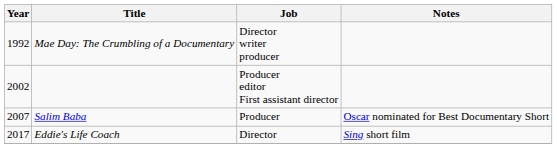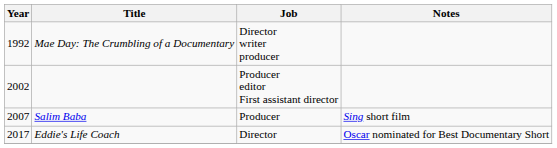(446, 117) Oscar nominated for Best Documentary Short -> (377, 117) Sing short film
(377, 134) Sing short film -> (446, 134) Oscar nominated for Best Documentary Short
